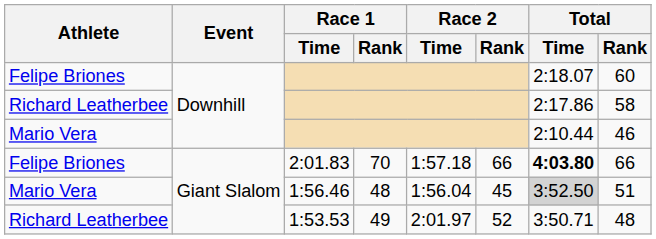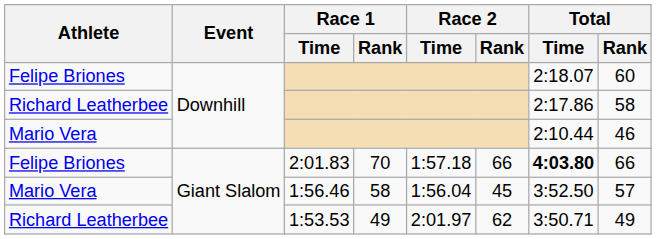(380, 191) 48 -> (380, 191) 58
(563, 191) lightgrey background -> (563, 191) no background
(625, 191) 51 -> (625, 191) 57
(502, 220) 52 -> (502, 220) 62
(625, 220) 48 -> (625, 220) 49
